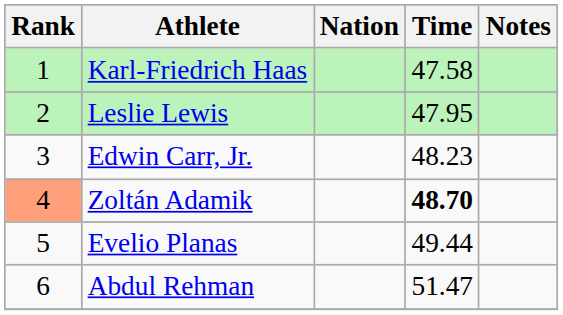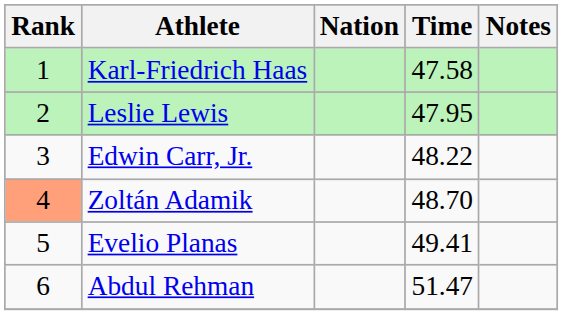(442, 156) 48.23 -> (442, 156) 48.22
(442, 199) bold -> (442, 199) normal
(442, 243) 49.44 -> (442, 243) 49.41
